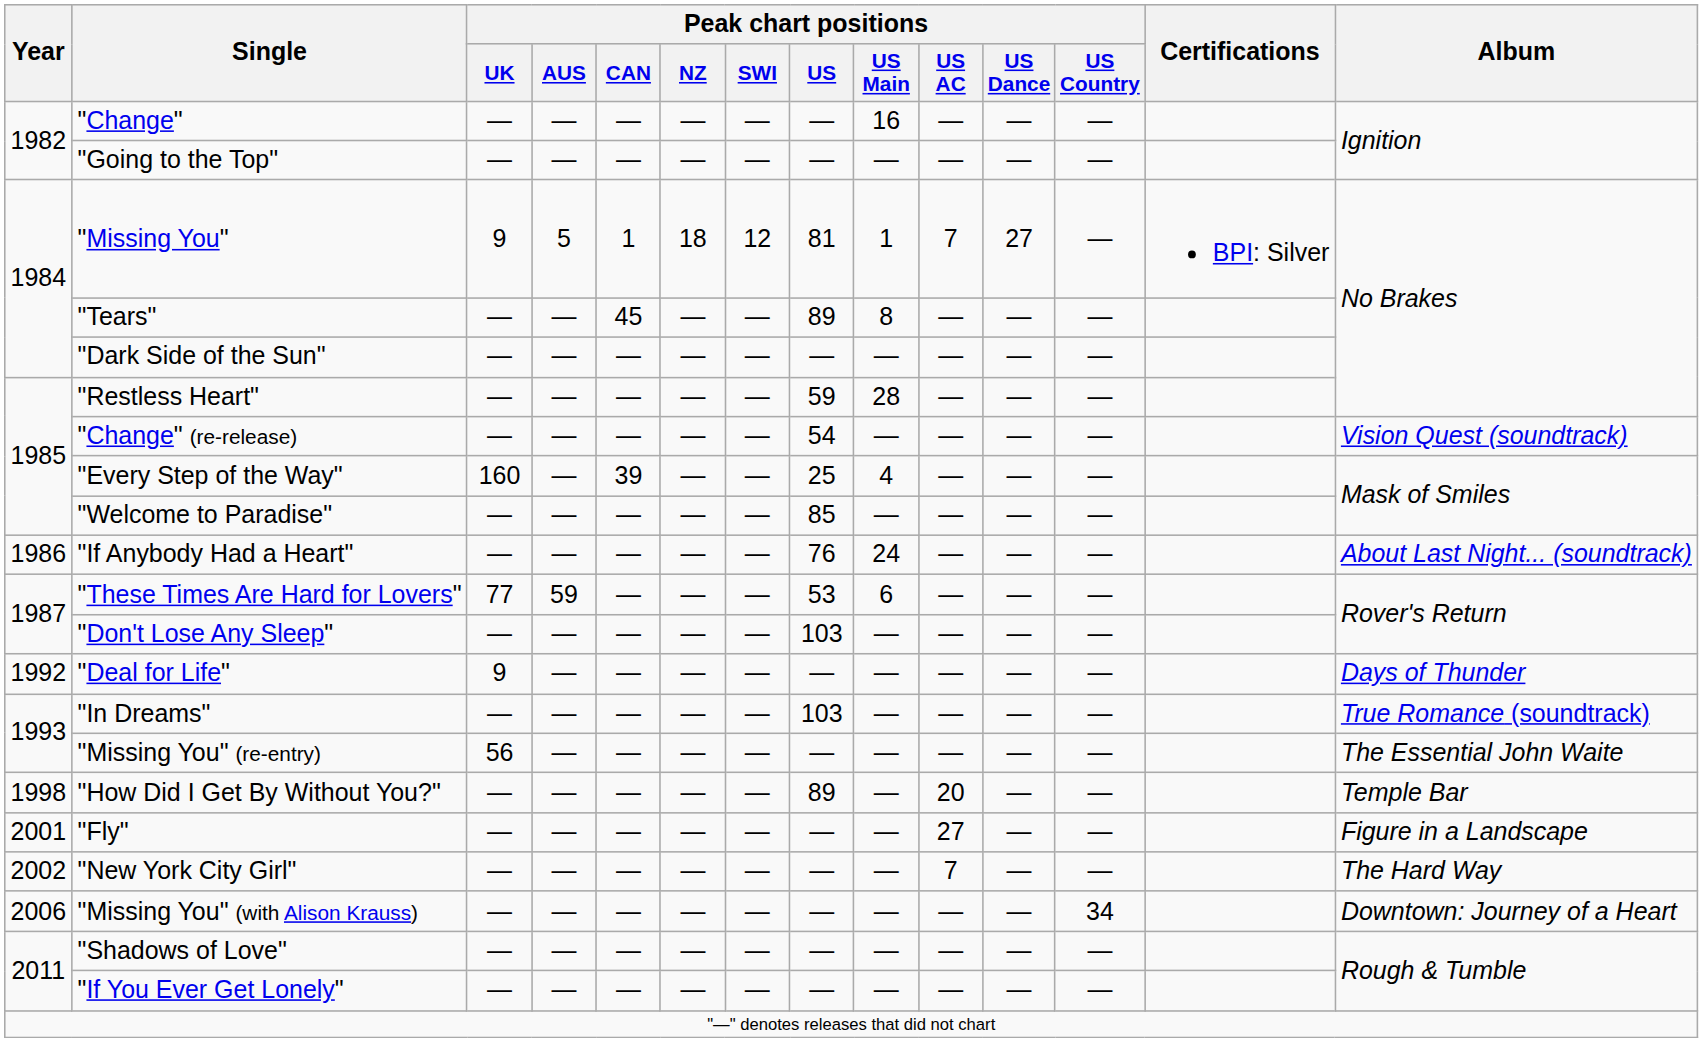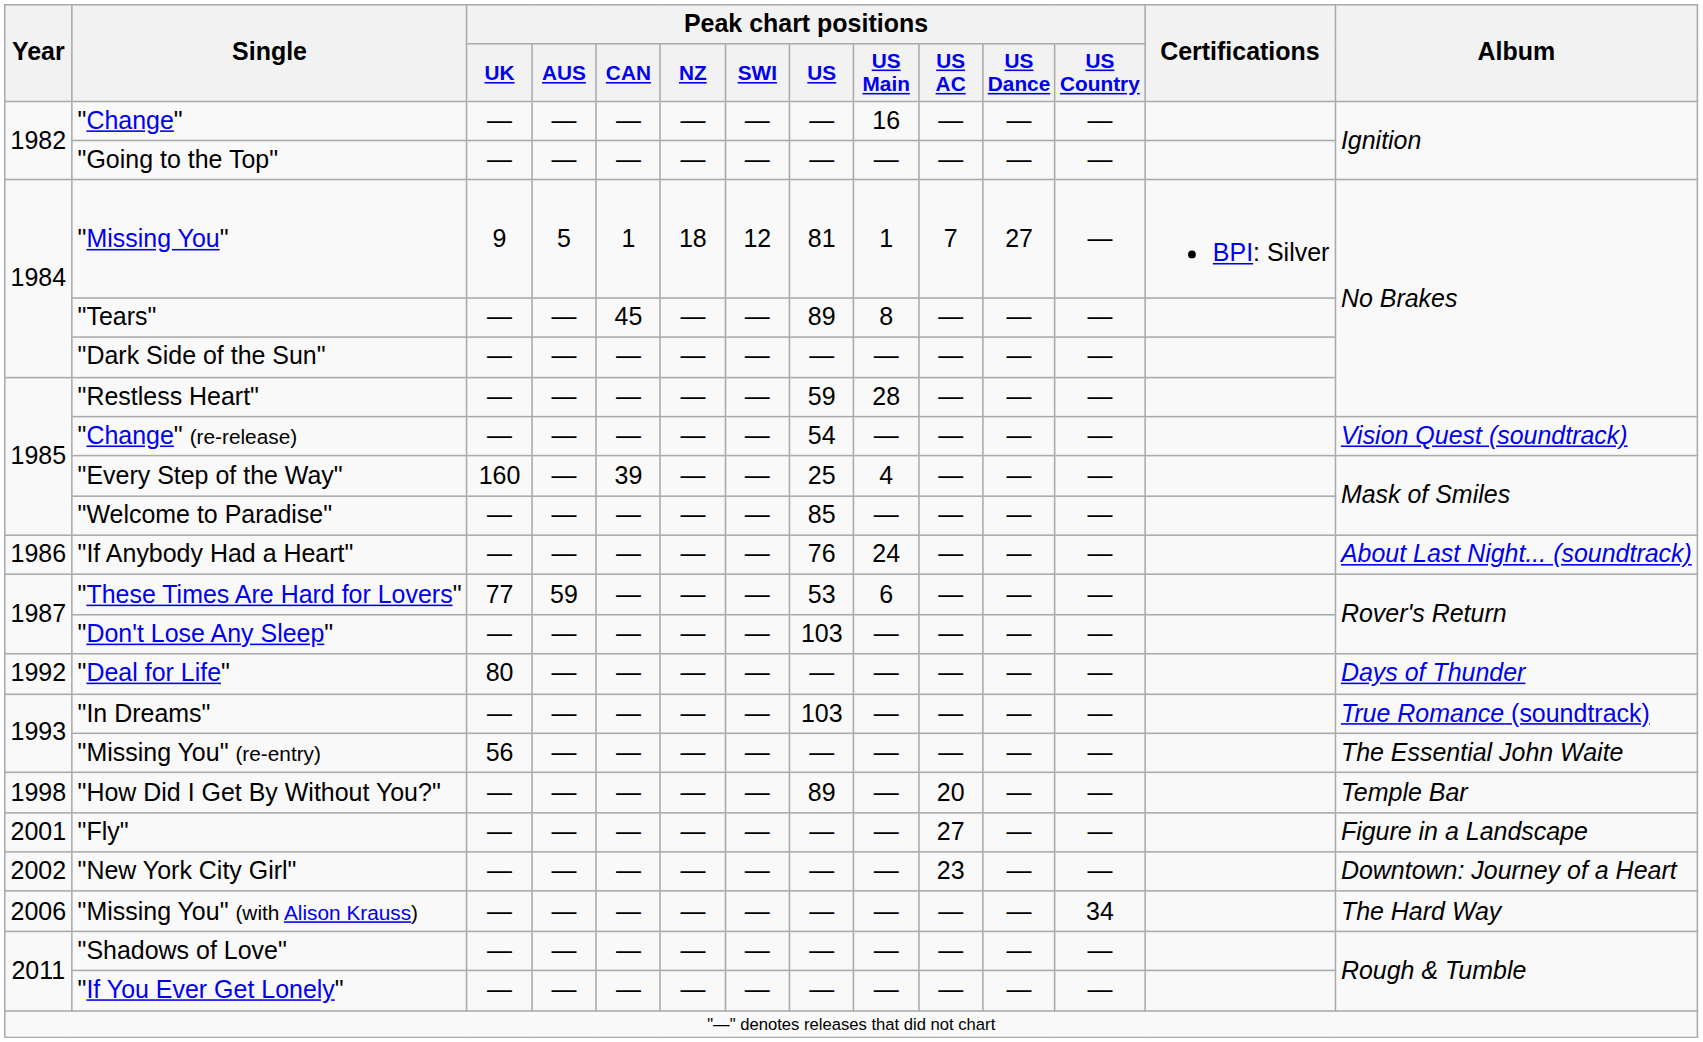(500, 673) 9 -> (500, 673) 80
(951, 871) 7 -> (951, 871) 23
(1421, 871) The Hard Way -> (1509, 871) Downtown: Journey of a Heart
(1509, 911) Downtown: Journey of a Heart -> (1421, 911) The Hard Way
